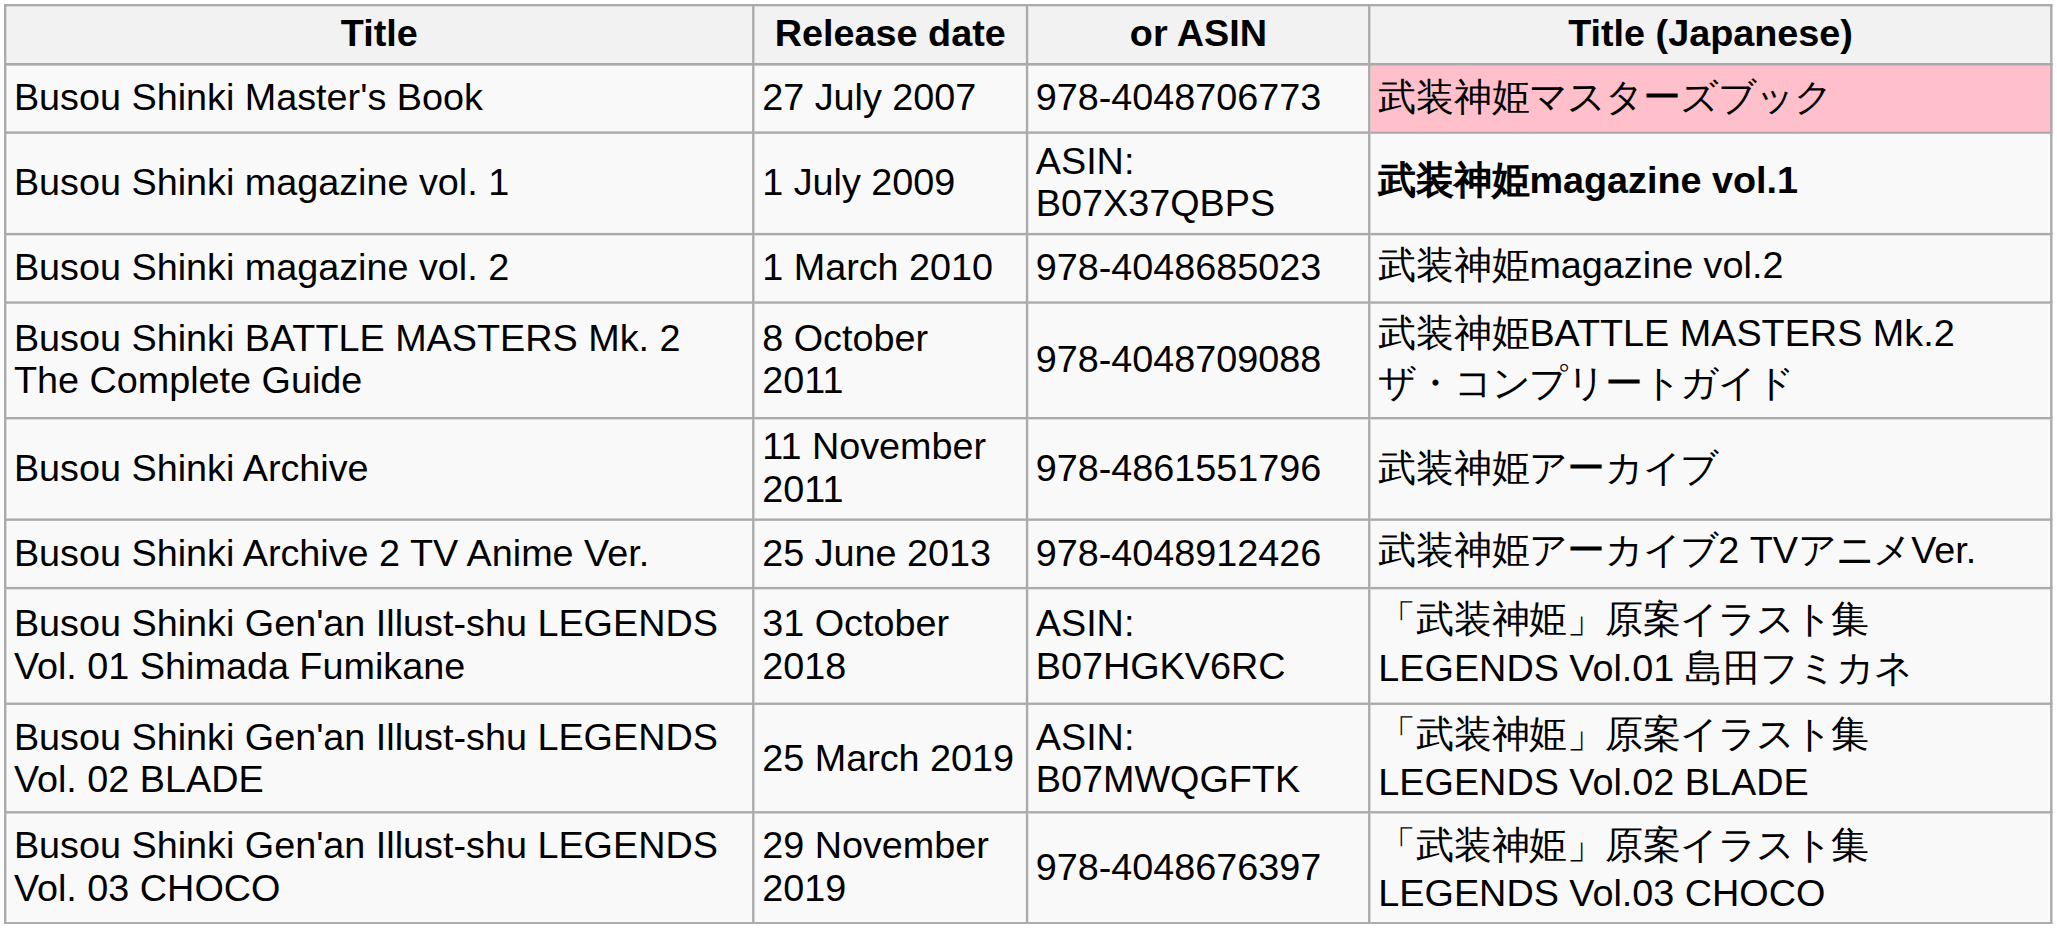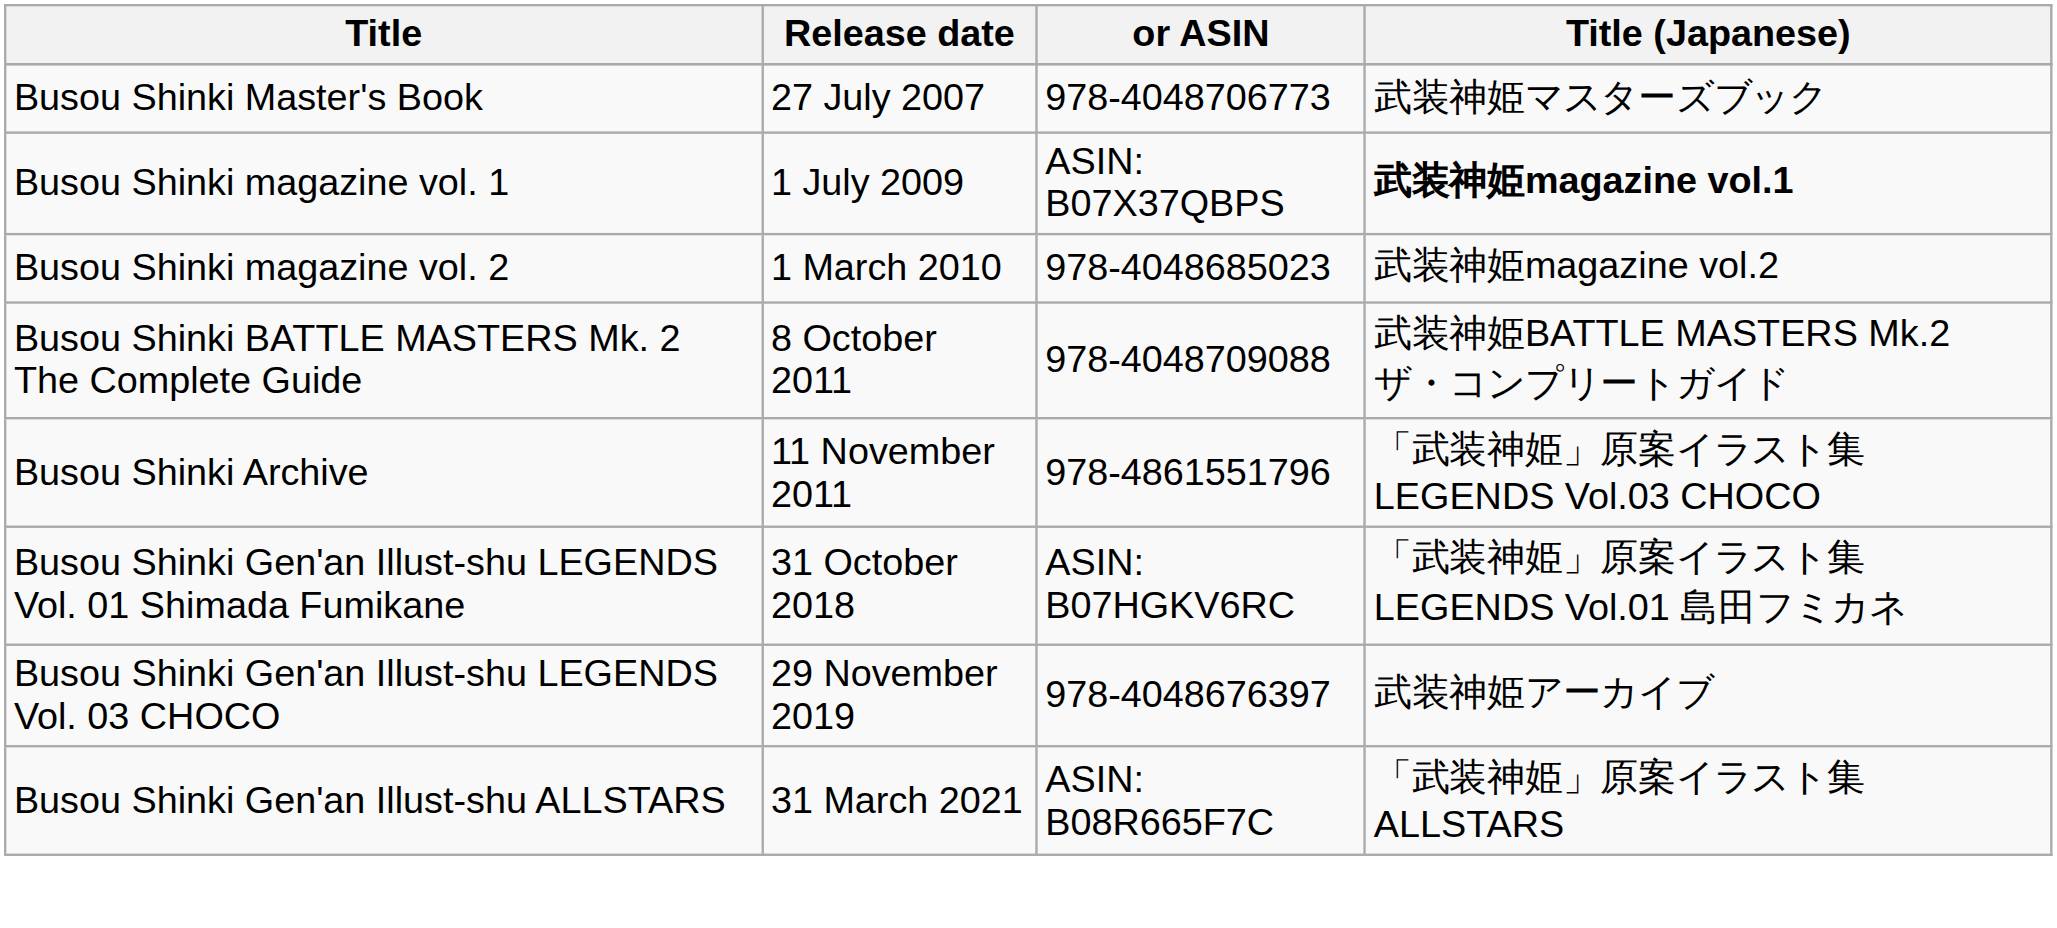(1605, 96) pink background -> (1600, 96) no background
(1548, 467) 武装神姫アーカイブ -> (1619, 473) 「武装神姫」原案イラスト集 LEGENDS Vol.03 CHOCO
- row: (332, 553)
- row: (366, 757)
(1624, 868) 「武装神姫」原案イラスト集 LEGENDS Vol.03 CHOCO -> (1544, 693) 武装神姫アーカイブ
+ row: (370, 800)
